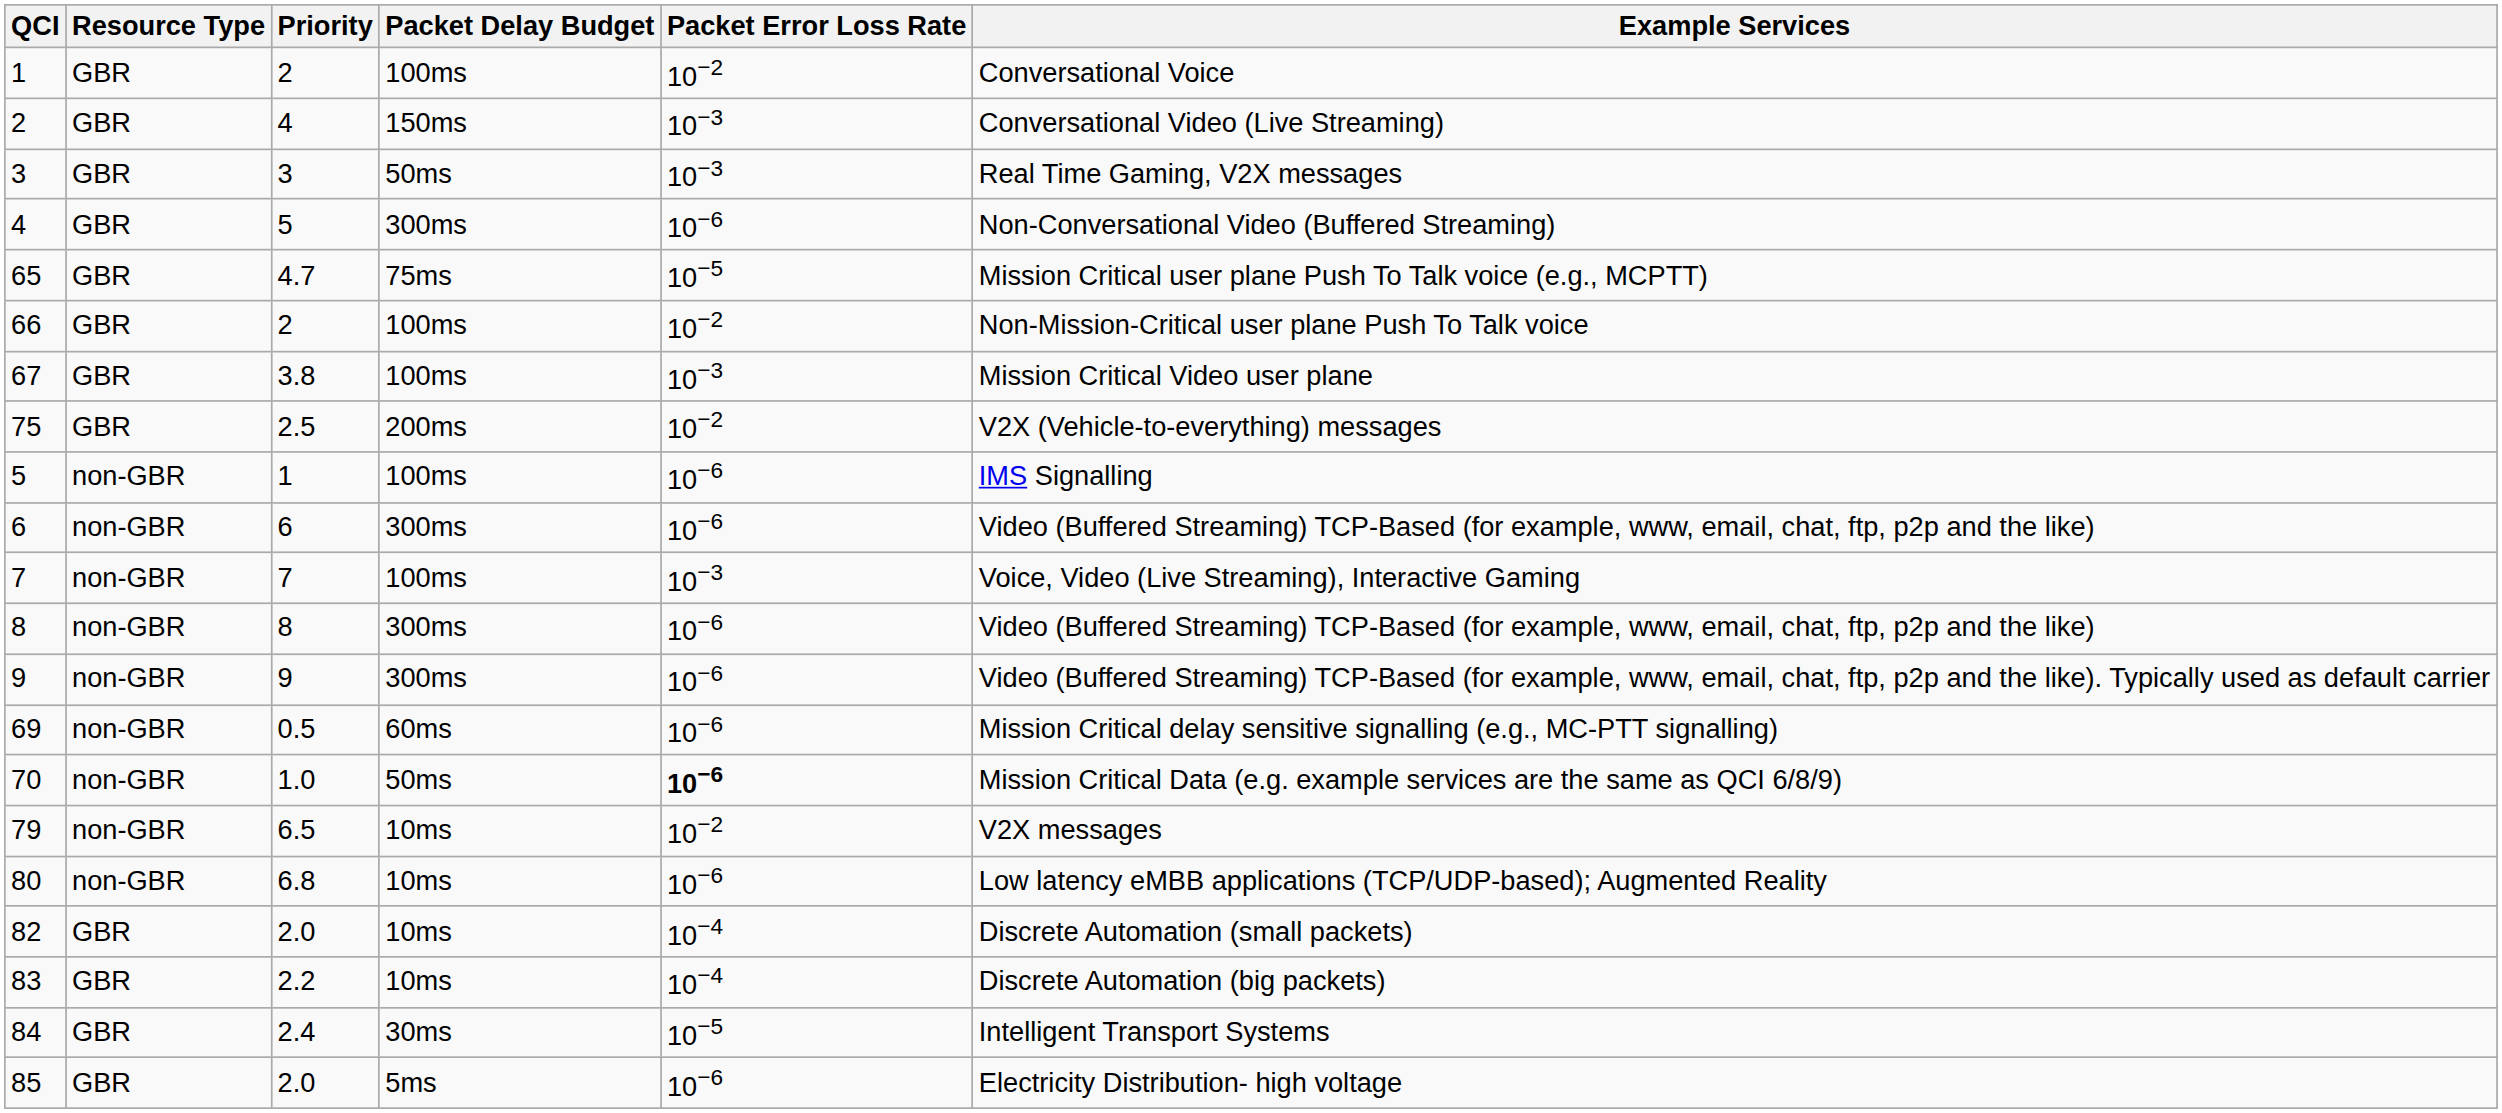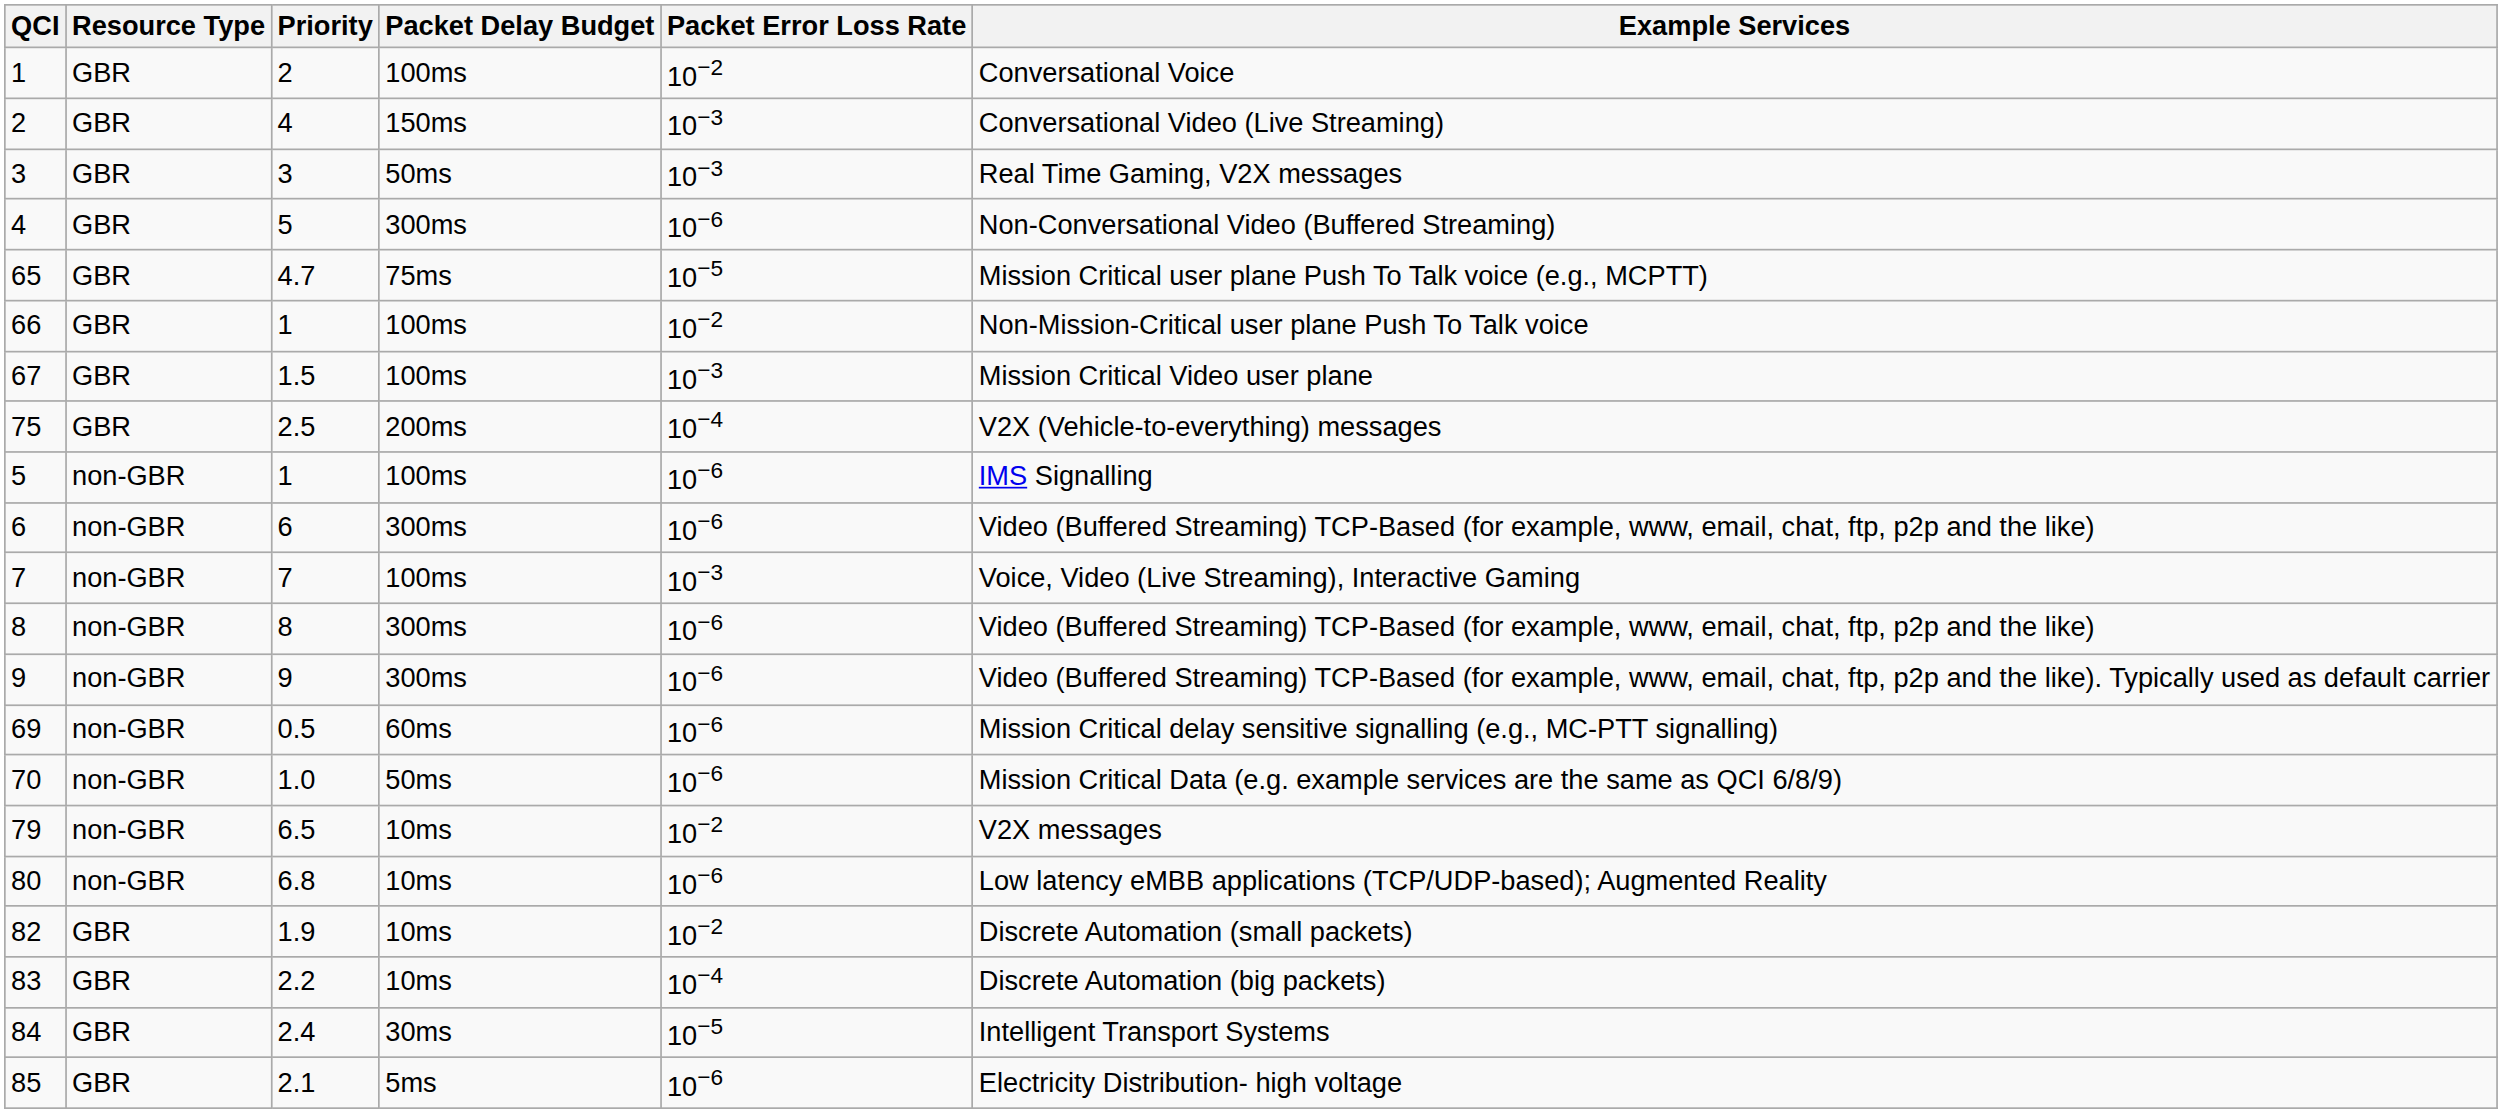(285, 325) 2 -> (285, 325) 1
(296, 375) 3.8 -> (296, 375) 1.5
(695, 426) 10−2 -> (695, 426) 10−4
(695, 779) bold -> (695, 779) normal
(296, 931) 2.0 -> (296, 931) 1.9
(695, 931) 10−4 -> (695, 931) 10−2
(296, 1082) 2.0 -> (296, 1082) 2.1
